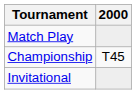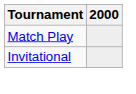- row: (50, 57)
